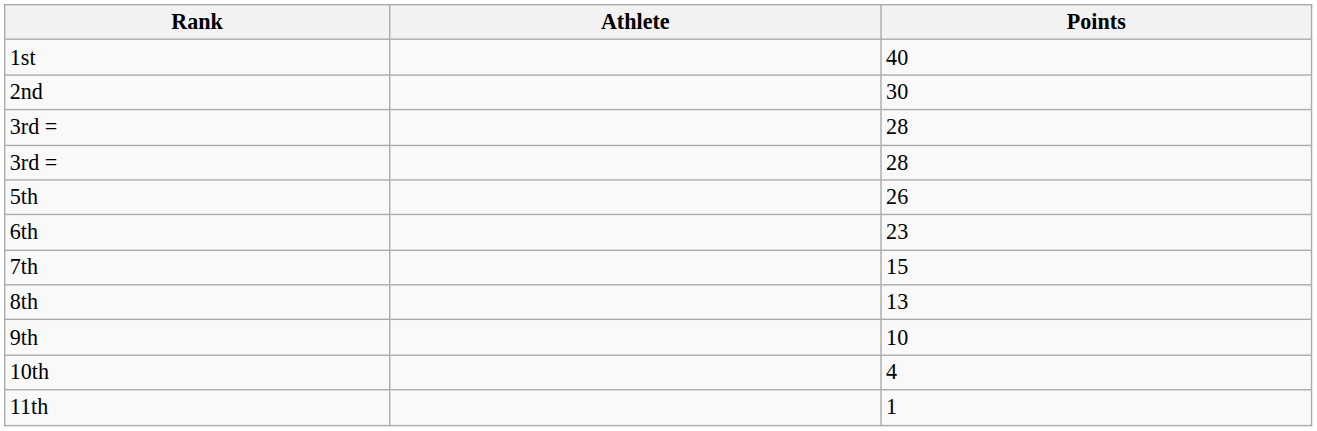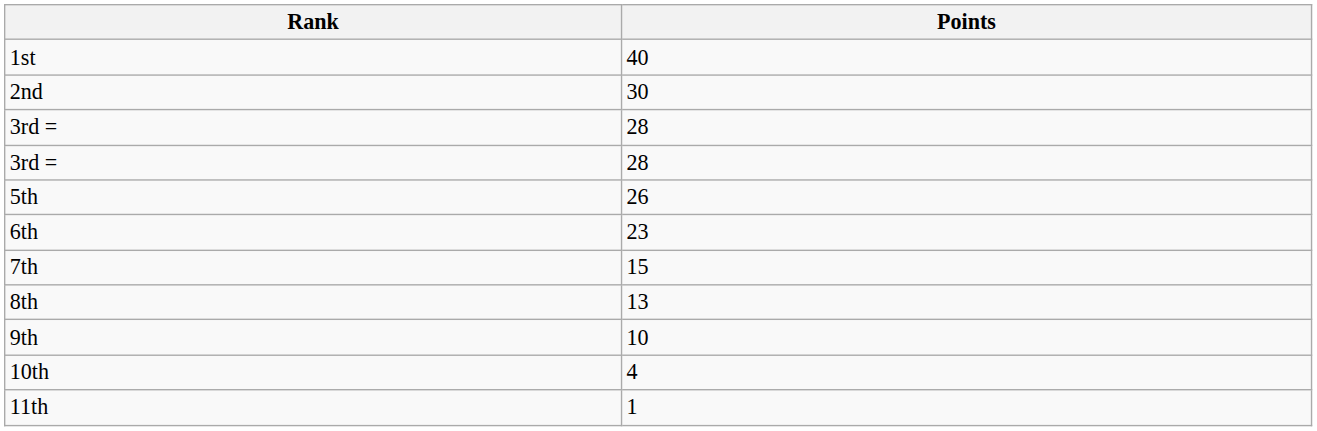- column: (635, 22)
